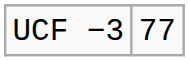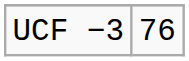(157, 30) 77 -> (157, 30) 76
